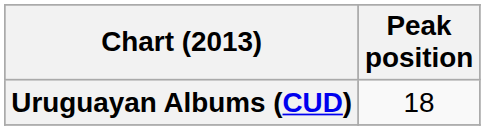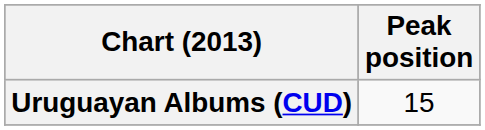(419, 102) 18 -> (419, 102) 15
